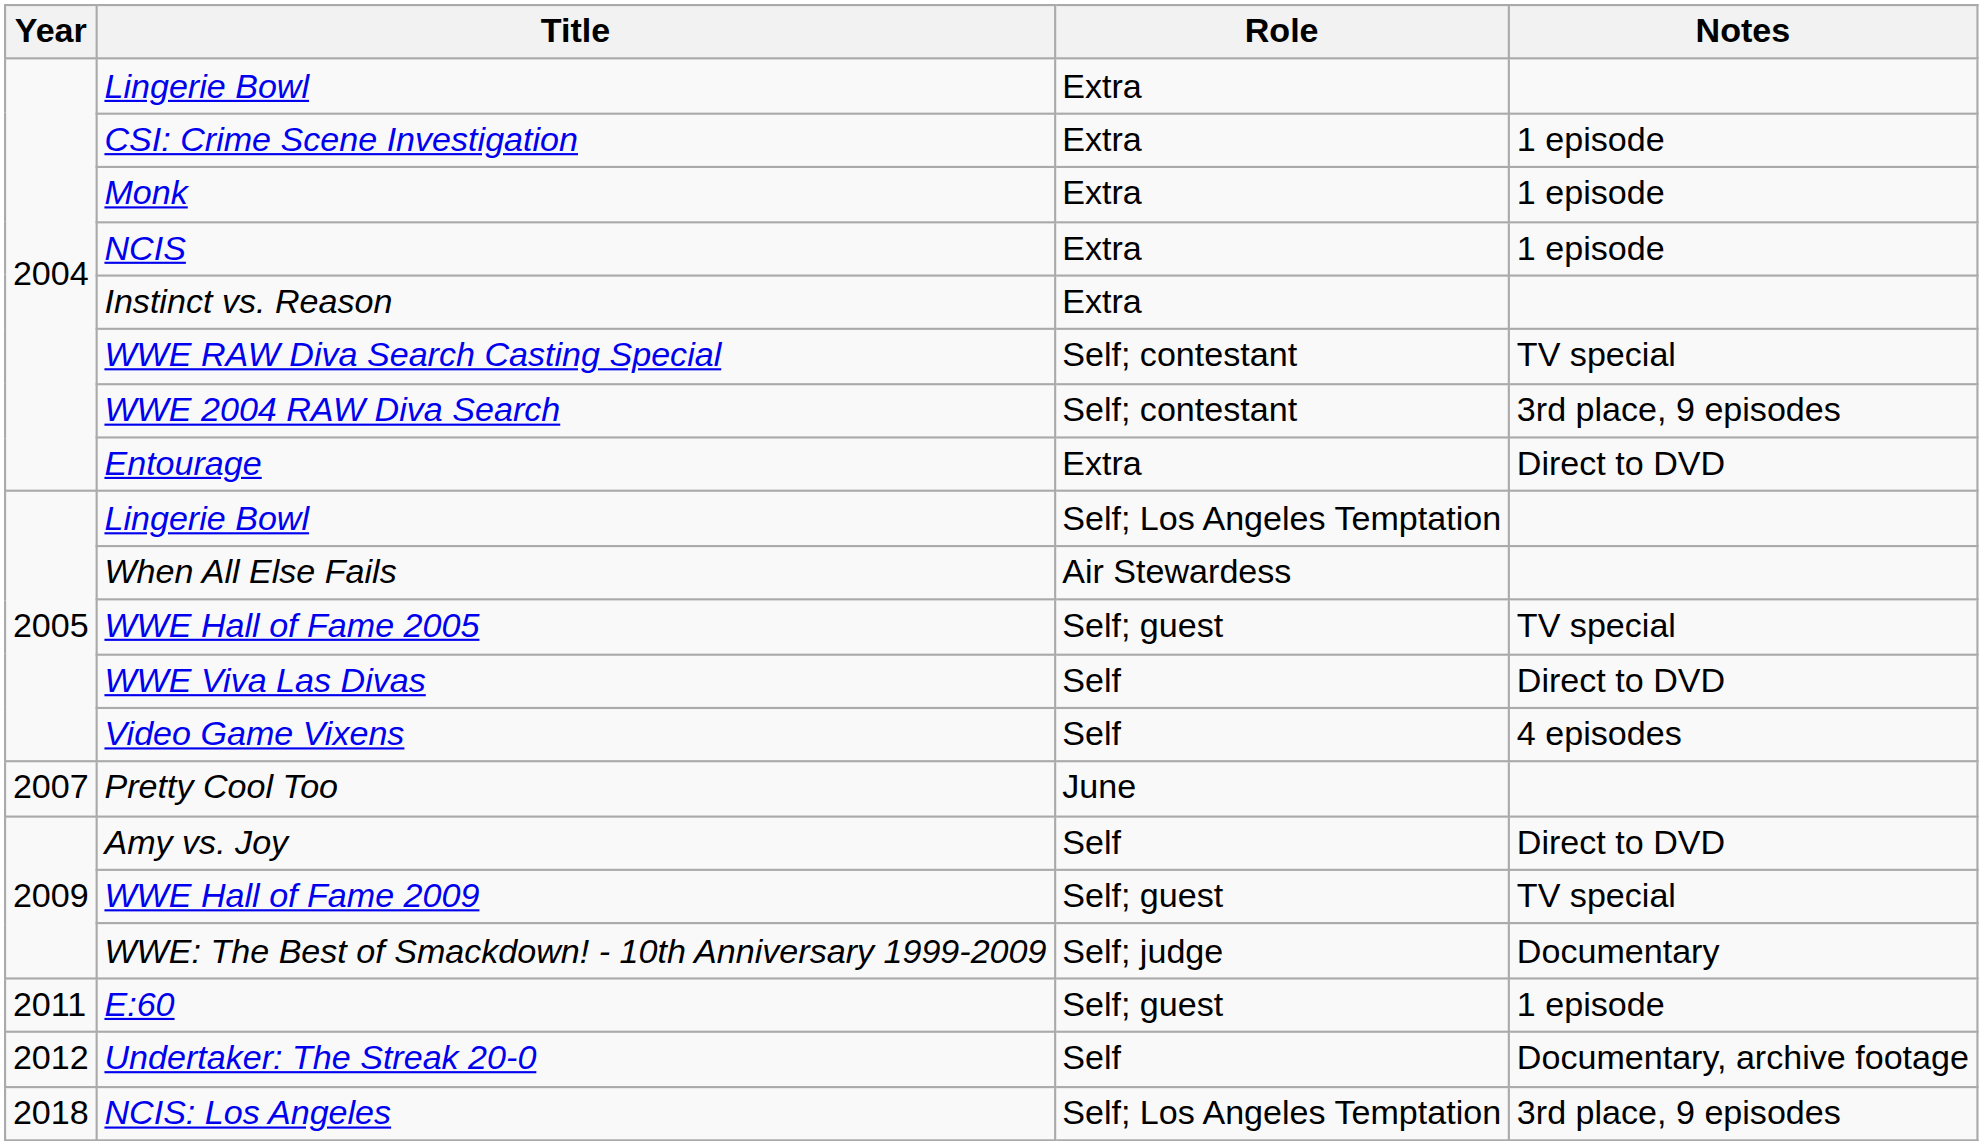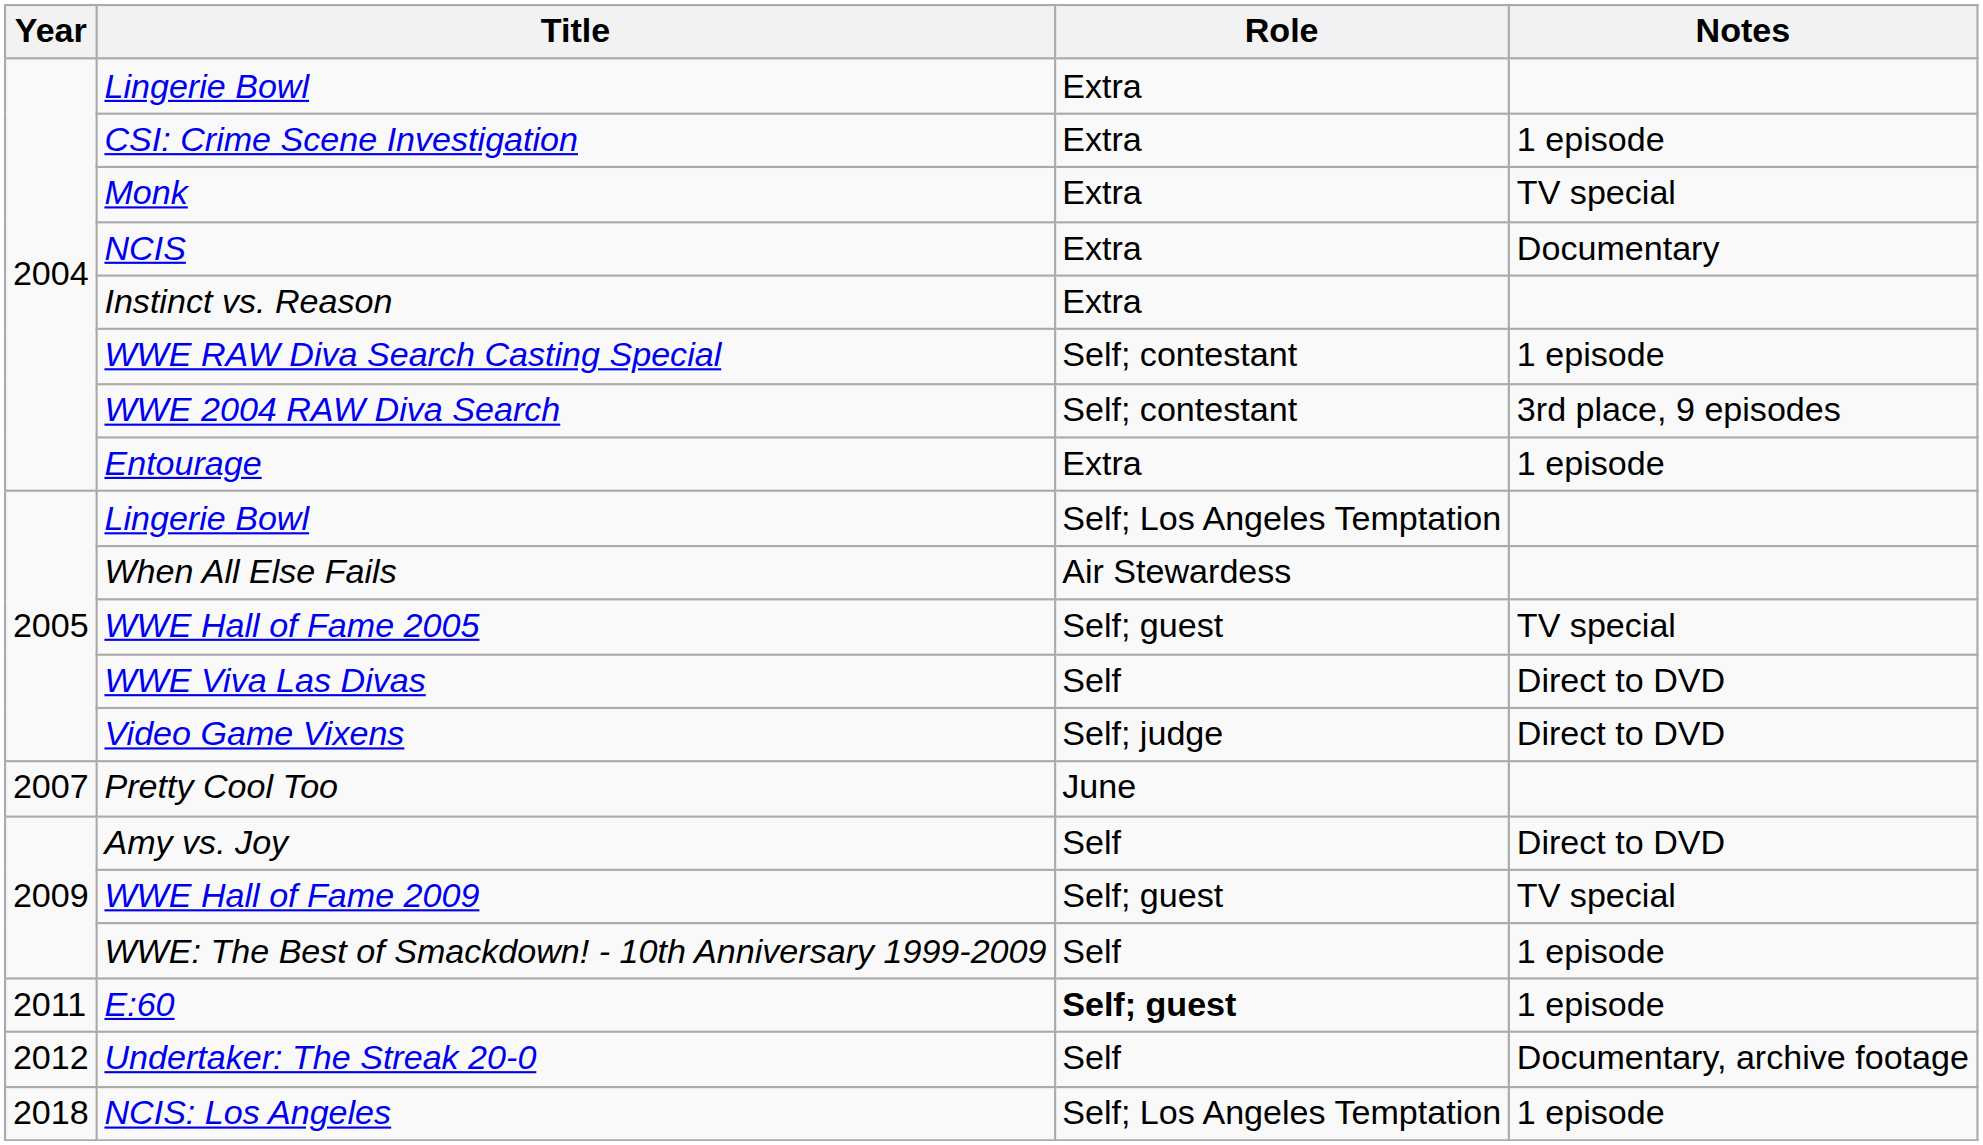(1591, 193) 1 episode -> (1596, 193) TV special
(1591, 247) 1 episode -> (1618, 247) Documentary
(1596, 355) TV special -> (1591, 355) 1 episode
(1621, 463) Direct to DVD -> (1591, 463) 1 episode
(1092, 734) Self -> (1143, 734) Self; judge
(1599, 734) 4 episodes -> (1621, 734) Direct to DVD
(1143, 950) Self; judge -> (1092, 950) Self
(1618, 950) Documentary -> (1591, 950) 1 episode
(1143, 1004) normal -> (1149, 1004) bold
(1679, 1112) 3rd place, 9 episodes -> (1591, 1112) 1 episode
